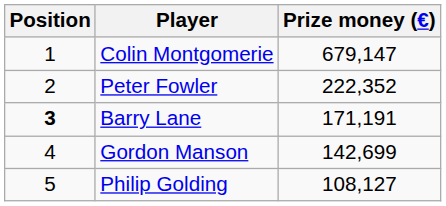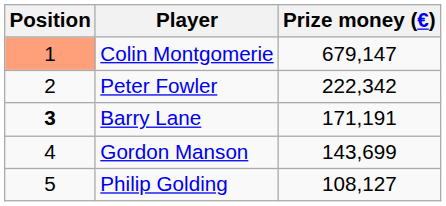(50, 53) no background -> (50, 53) lightsalmon background
(359, 86) 222,352 -> (359, 86) 222,342
(359, 151) 142,699 -> (359, 151) 143,699
